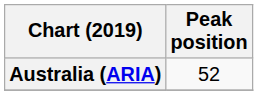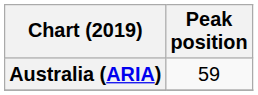(209, 74) 52 -> (209, 74) 59
